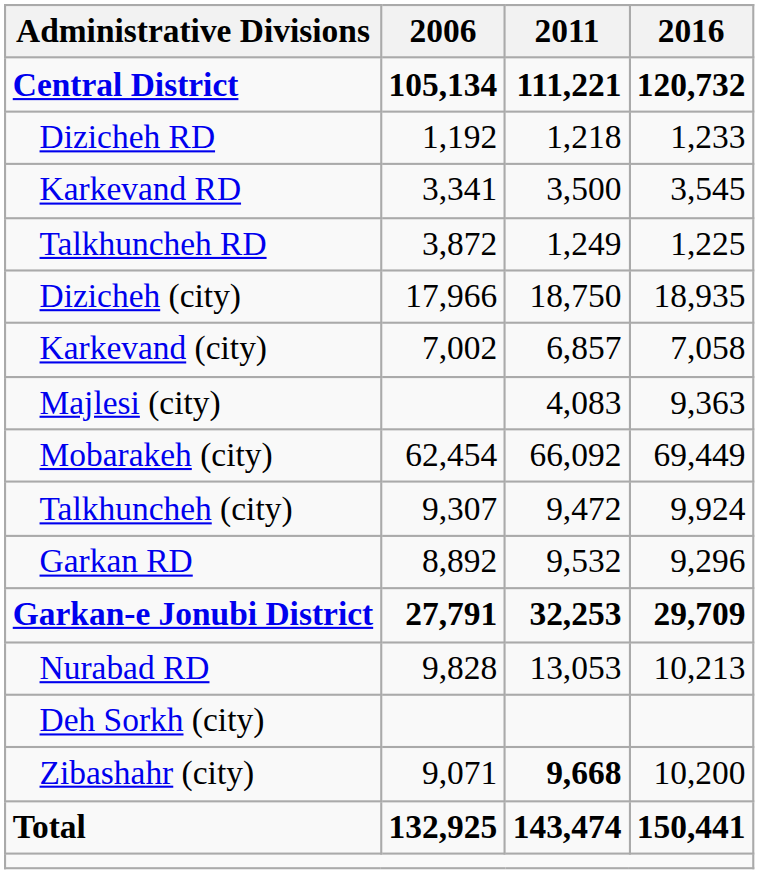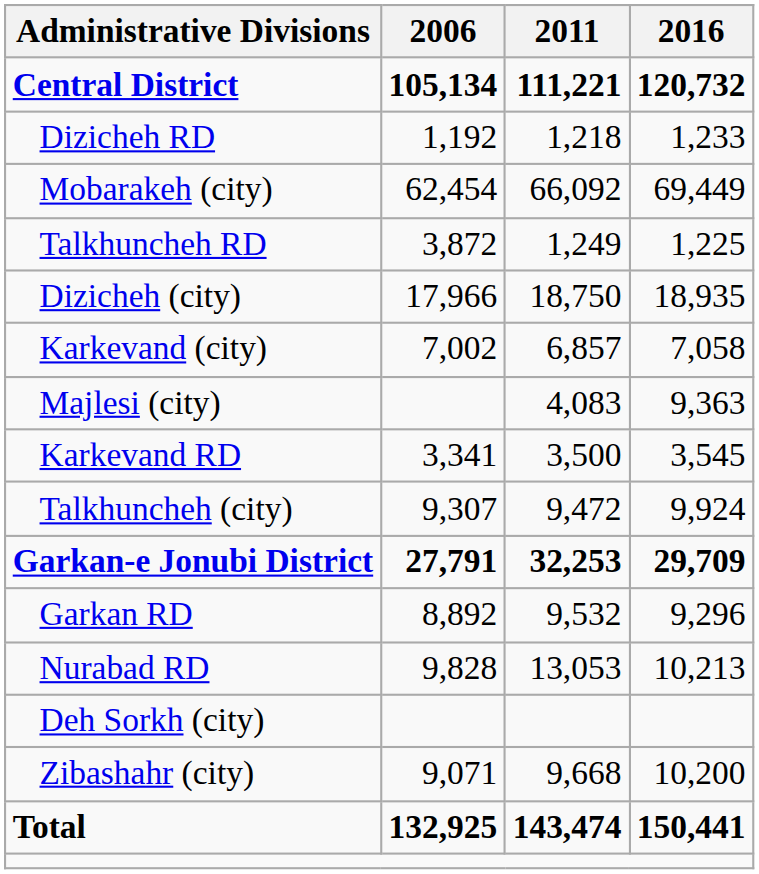rows swapped: (140, 190) <-> (156, 455)
rows swapped: (193, 614) <-> (116, 561)
(584, 773) bold -> (584, 773) normal
